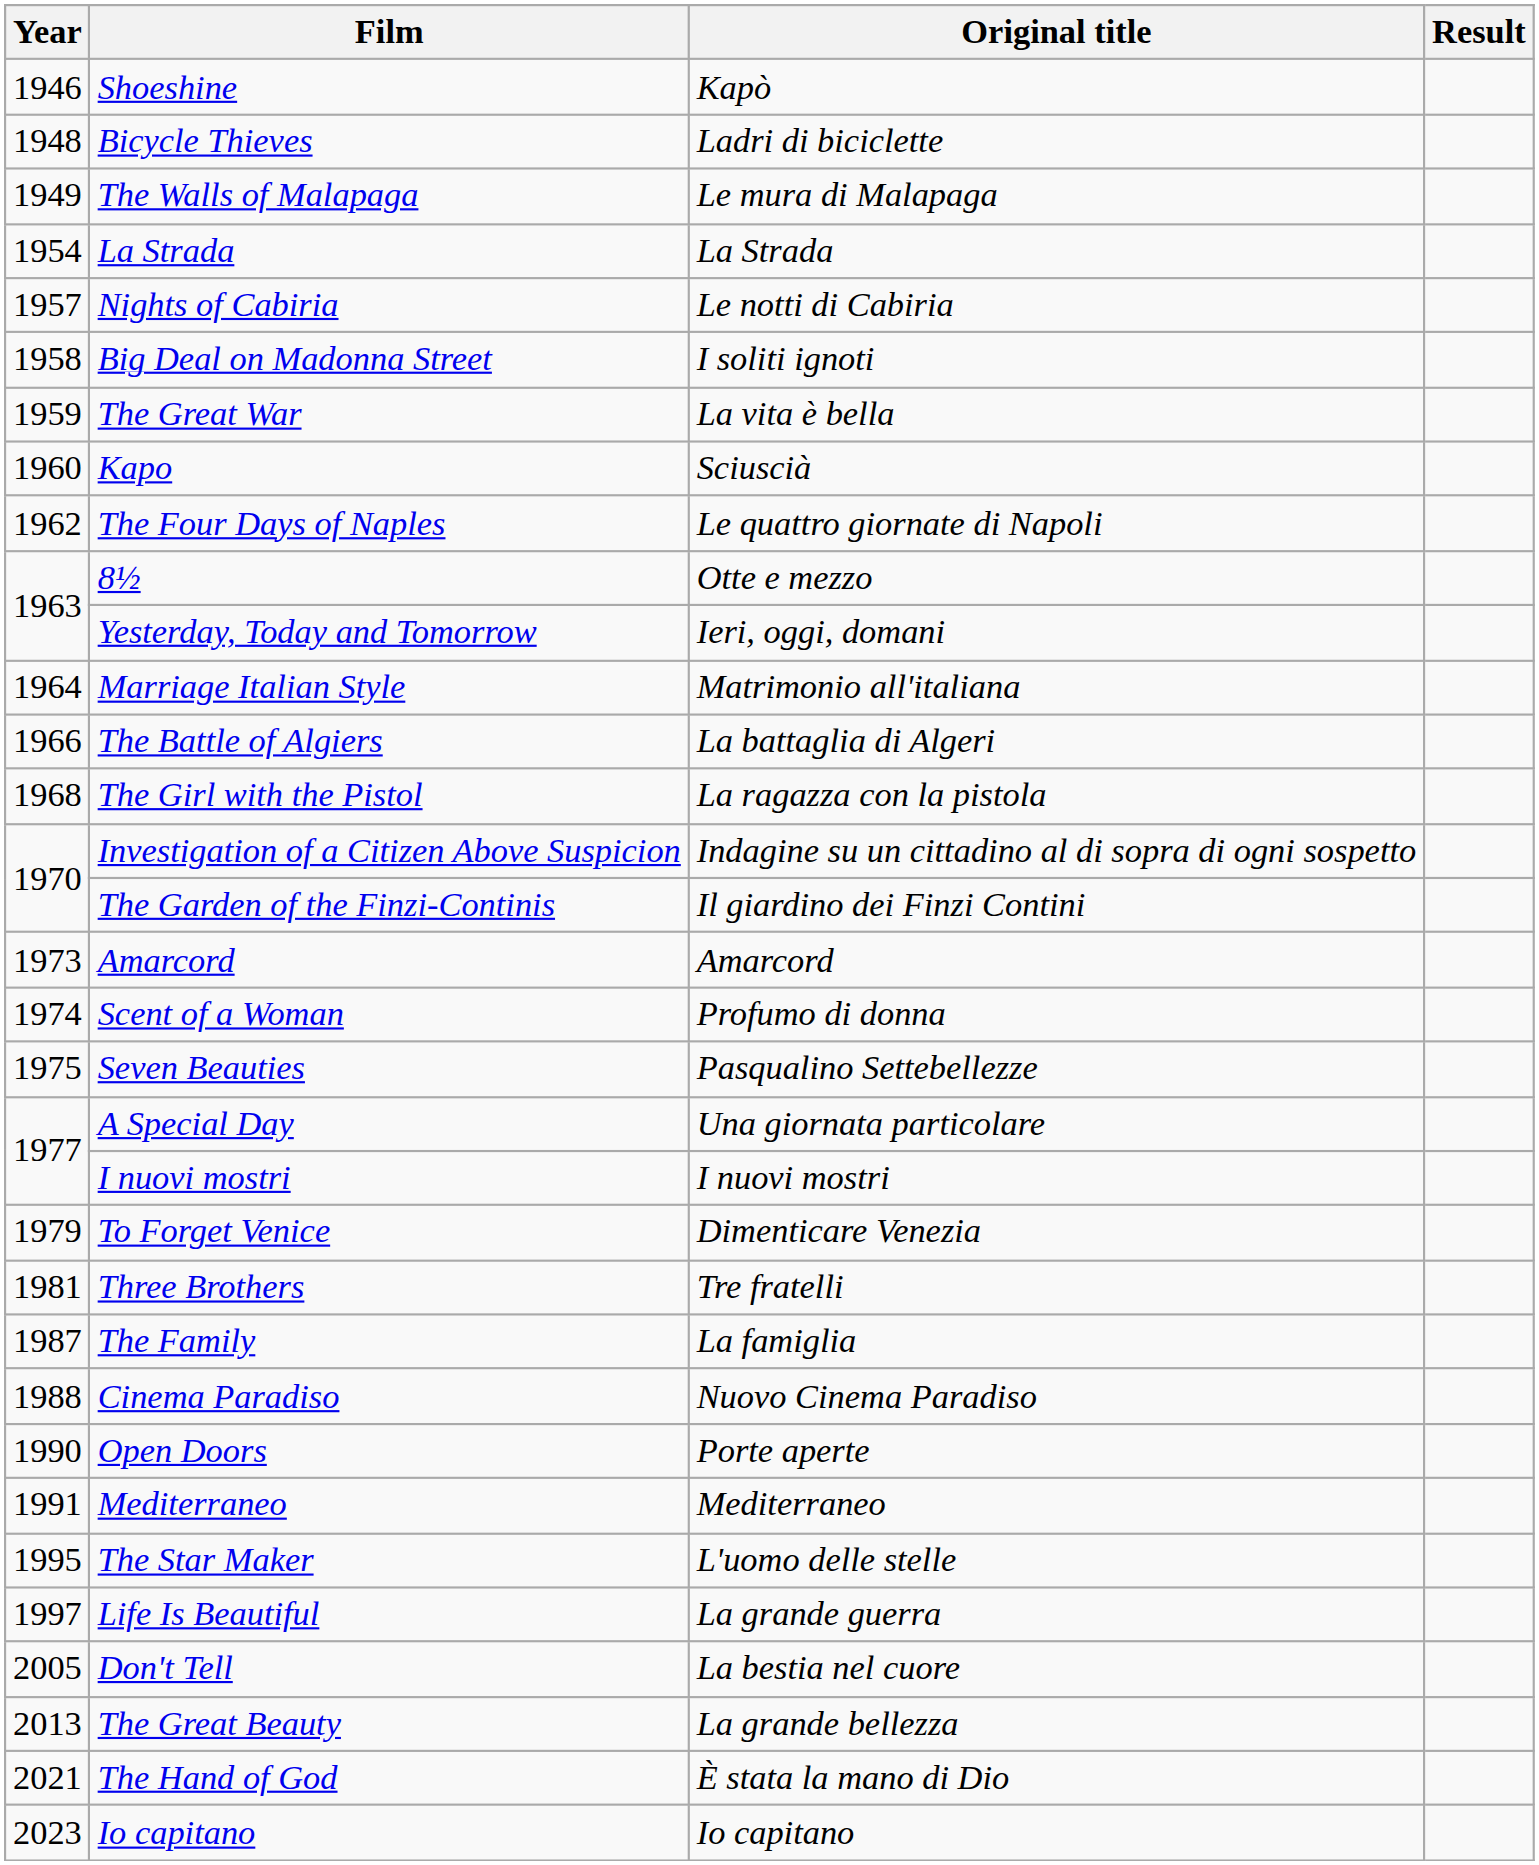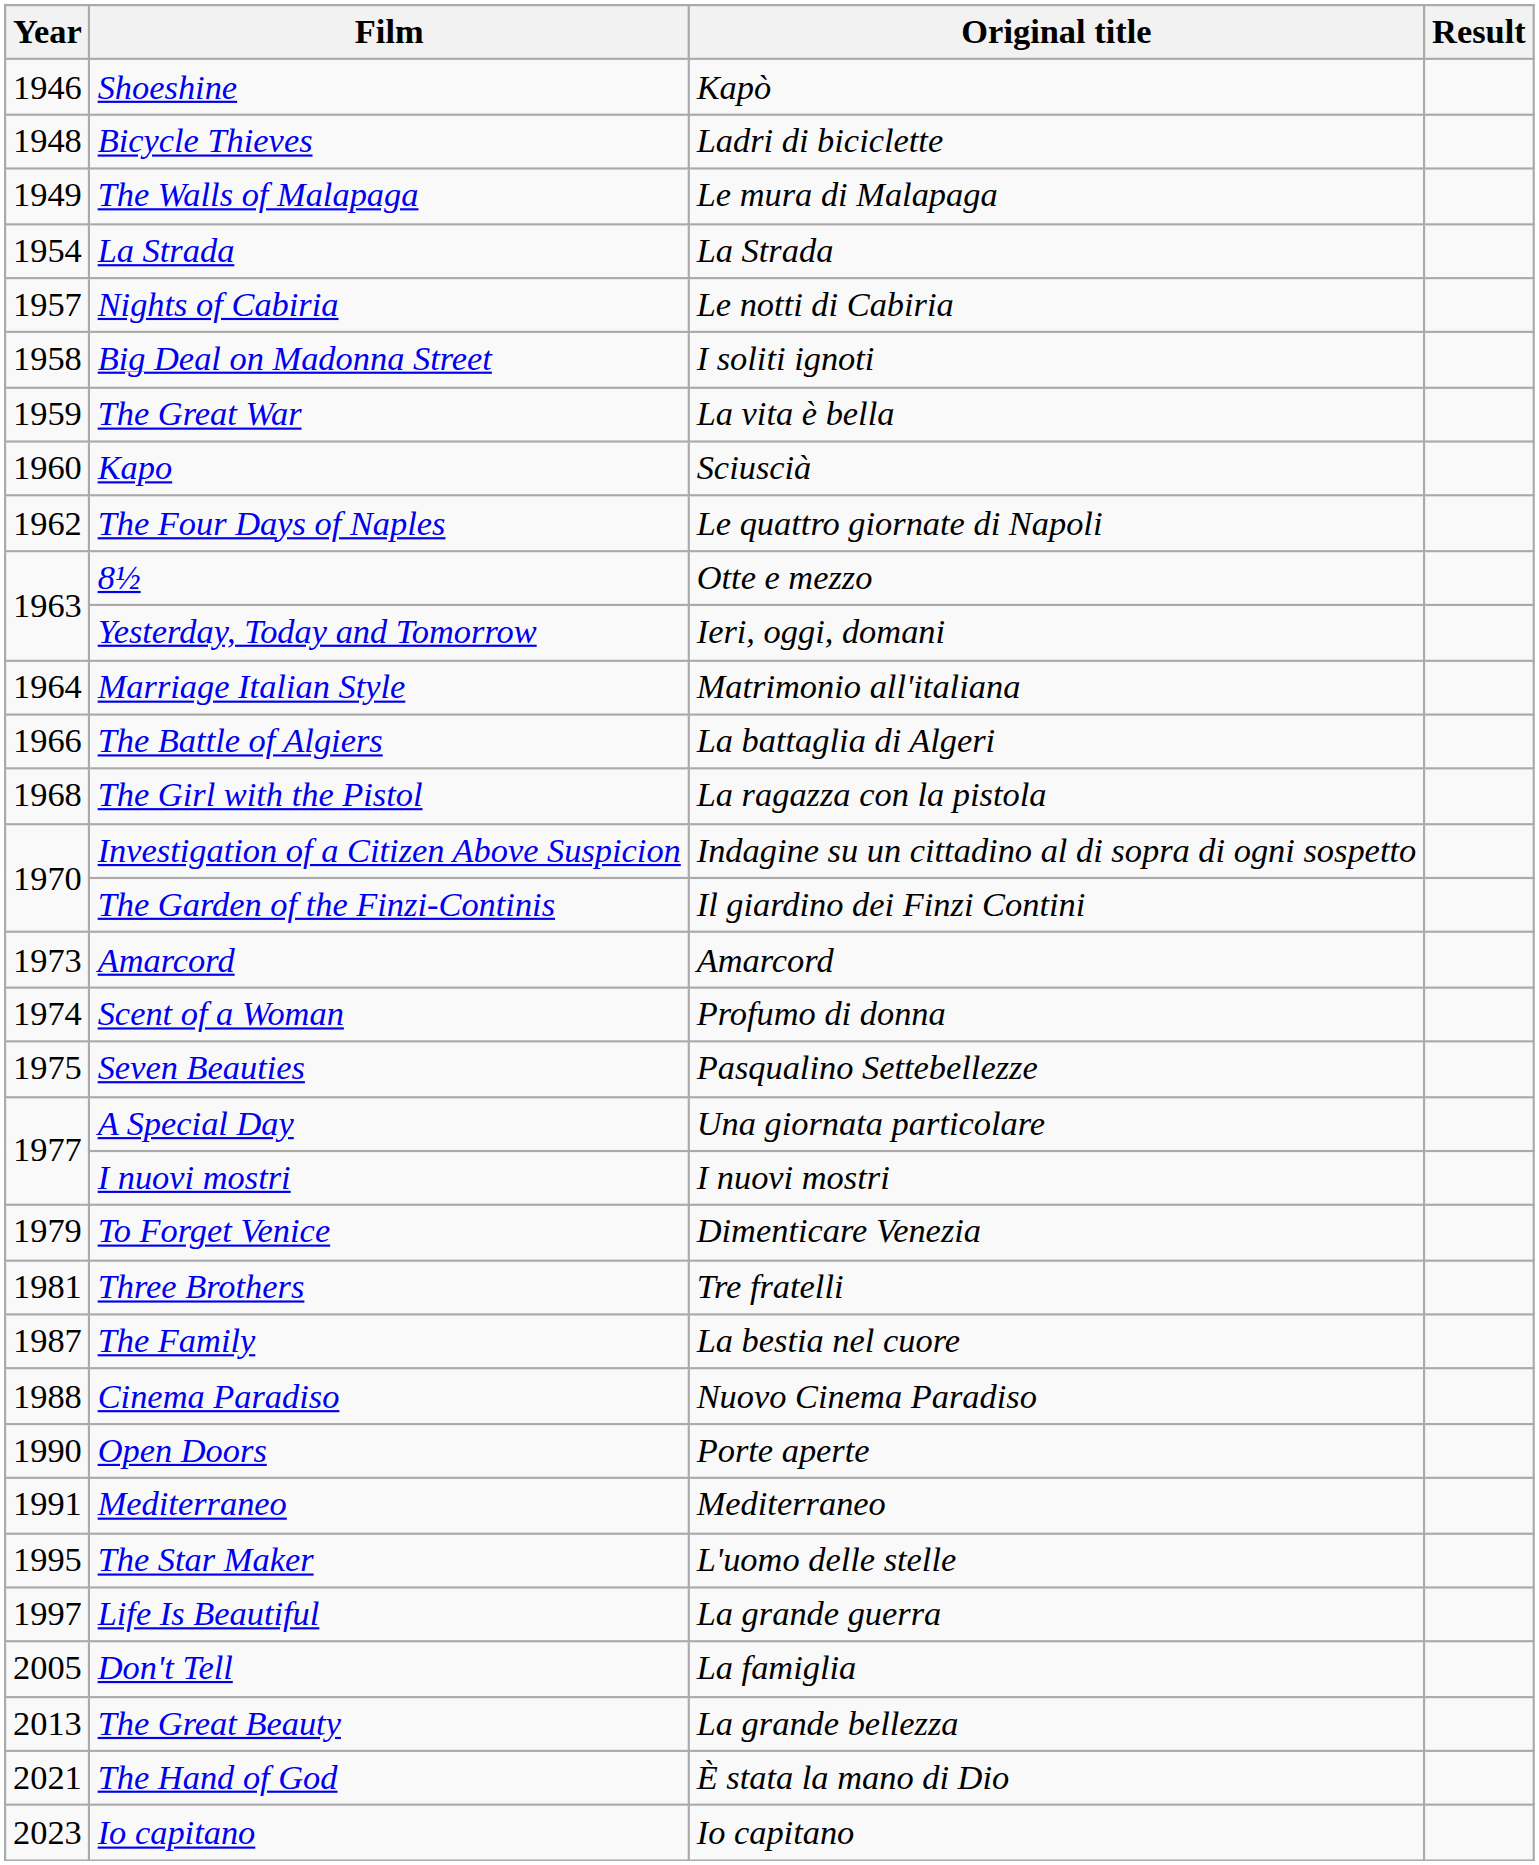(776, 1341) La famiglia -> (828, 1341) La bestia nel cuore
(828, 1668) La bestia nel cuore -> (776, 1668) La famiglia
